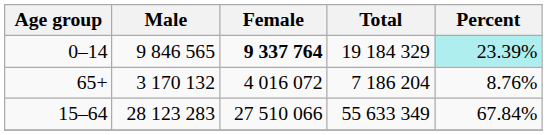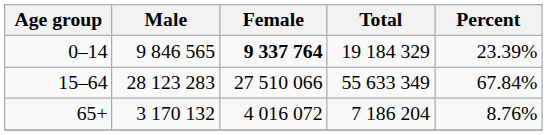(507, 51) paleturquoise background -> (507, 51) no background
rows swapped: (83, 113) <-> (92, 82)
